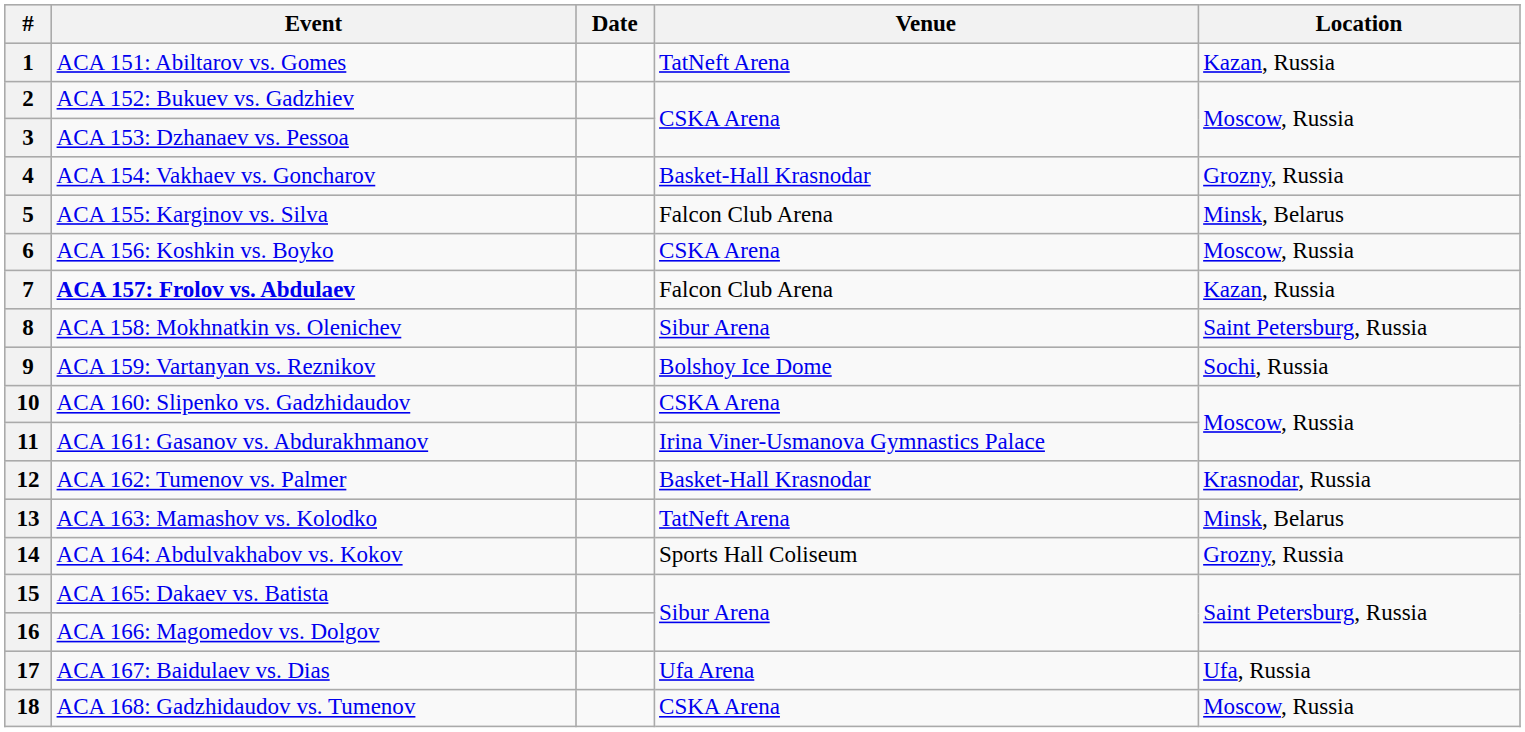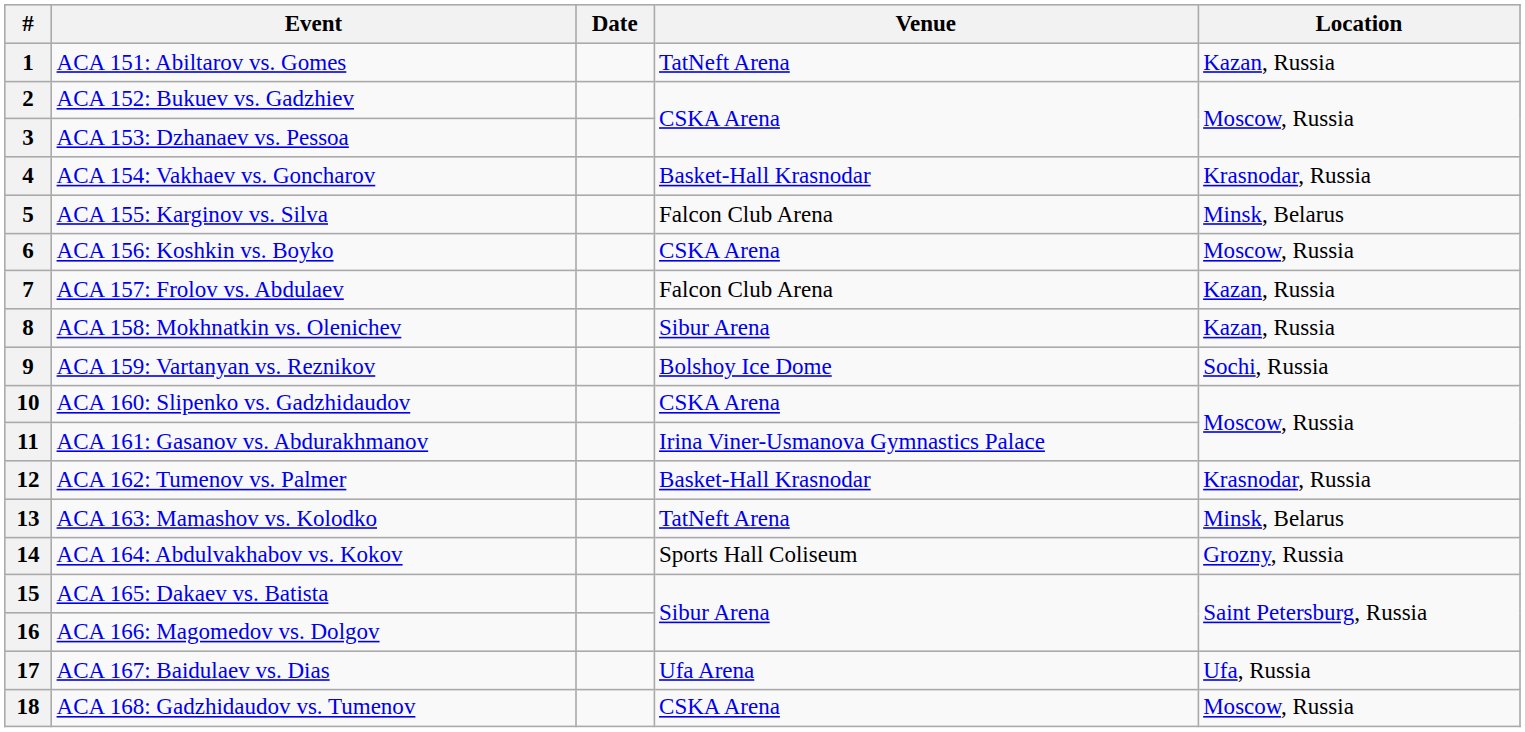(1273, 175) Grozny, Russia -> (1287, 175) Krasnodar, Russia
(206, 289) bold -> (200, 289) normal
(1315, 327) Saint Petersburg, Russia -> (1269, 327) Kazan, Russia
